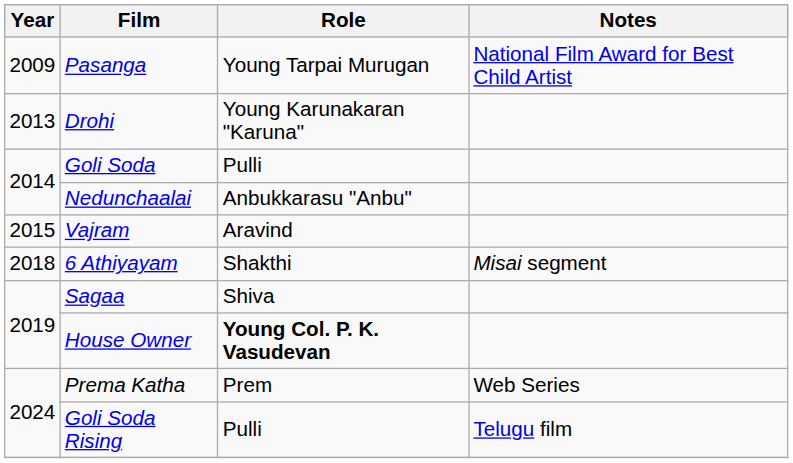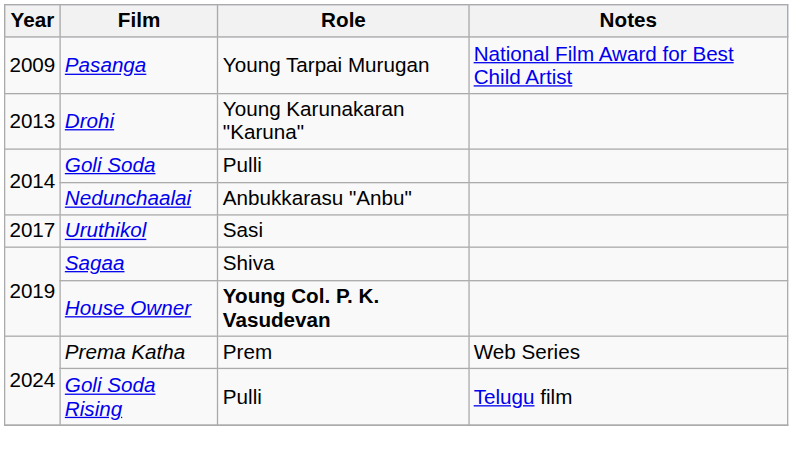- row: (97, 230)
+ row: (106, 230)
- row: (121, 263)
